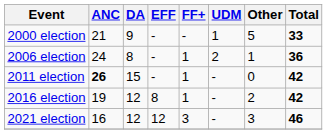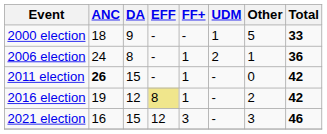(99, 35) 21 -> (99, 35) 18
(155, 98) no background -> (155, 98) khaki background
(133, 118) 12 -> (133, 118) 15
